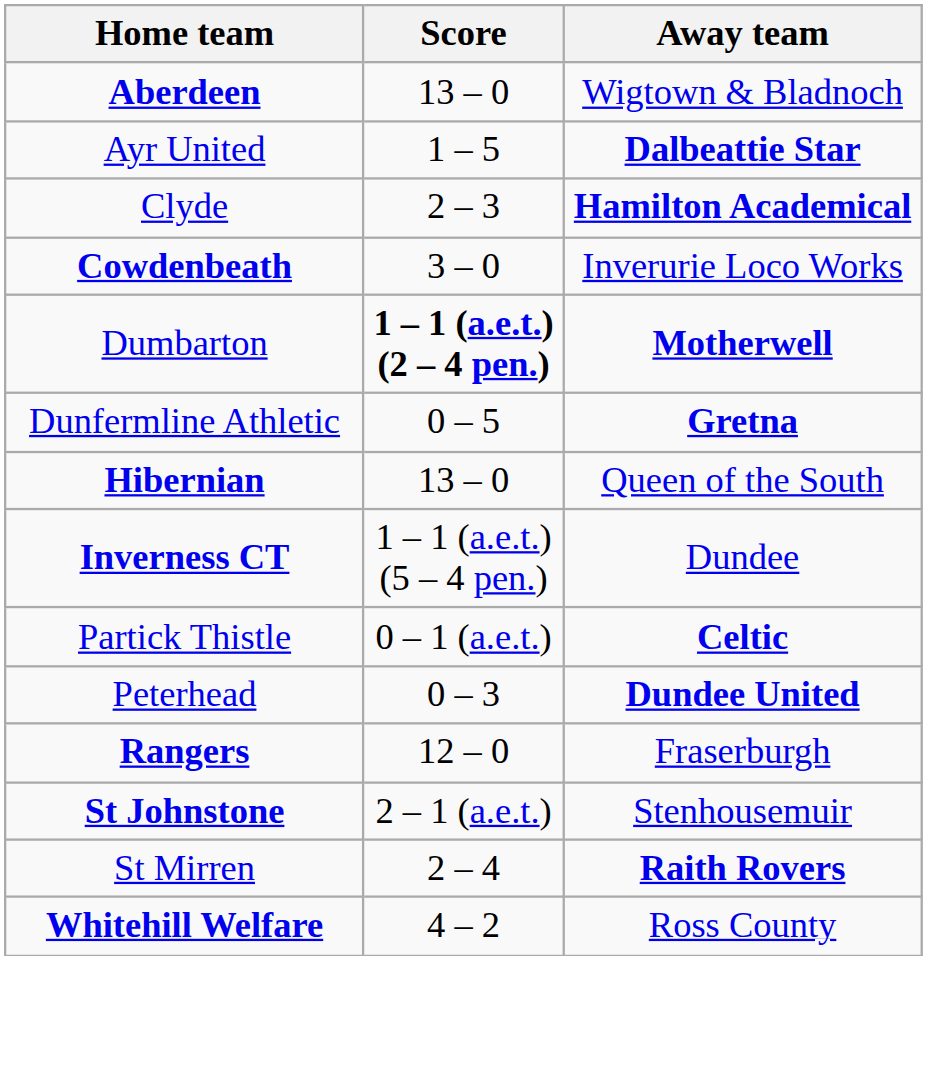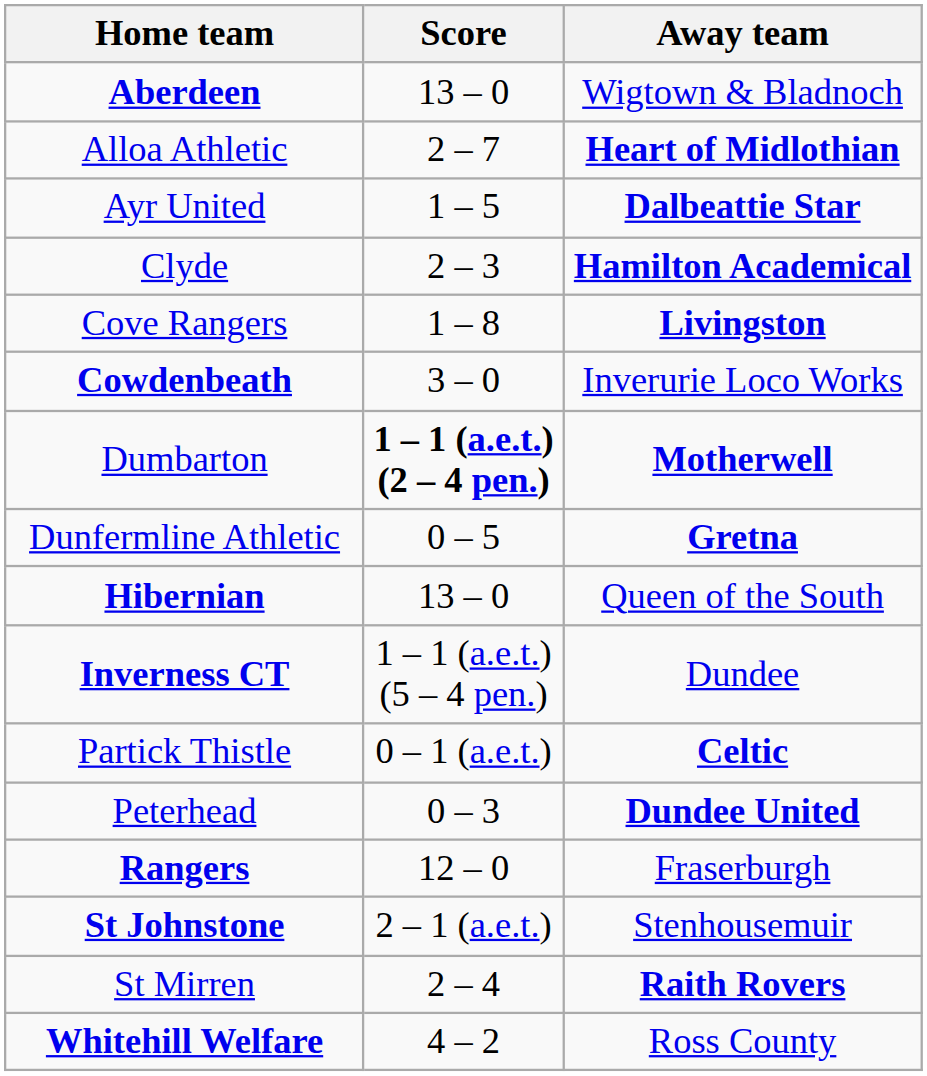+ row: (185, 149)
+ row: (185, 322)
